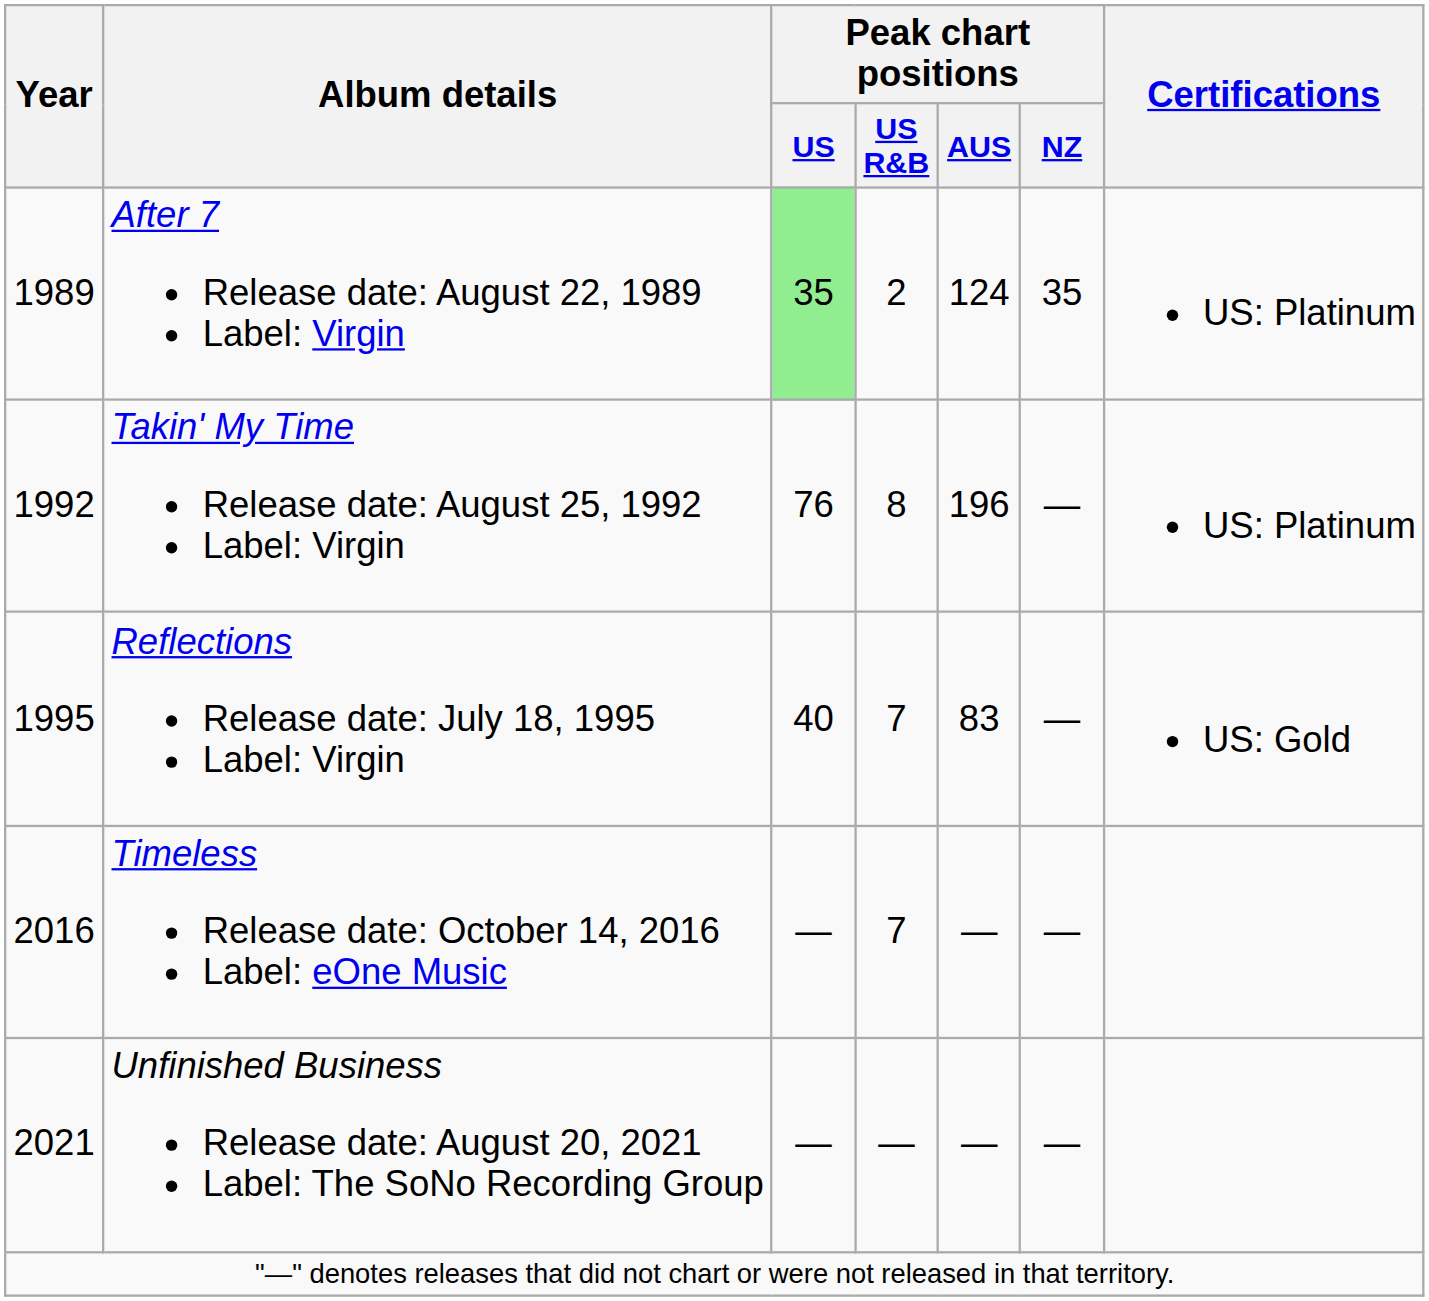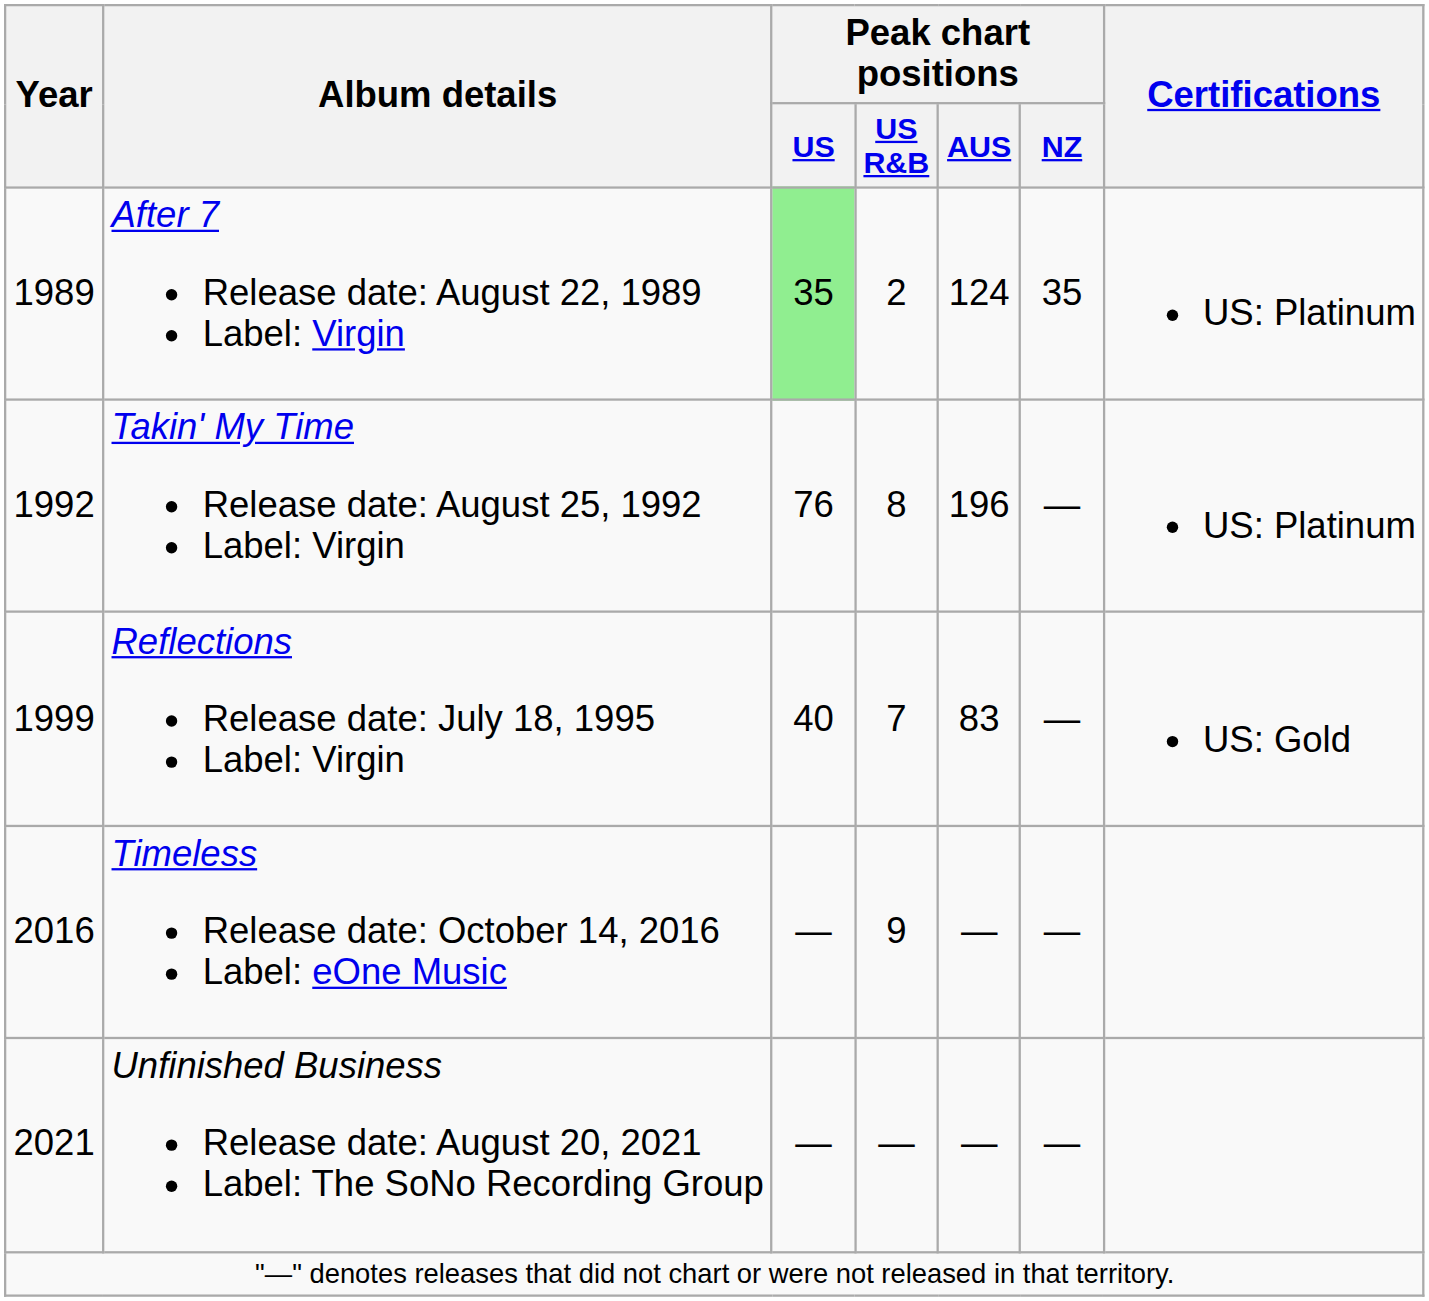(54, 718) 1995 -> (54, 718) 1999
(896, 931) 7 -> (896, 931) 9
